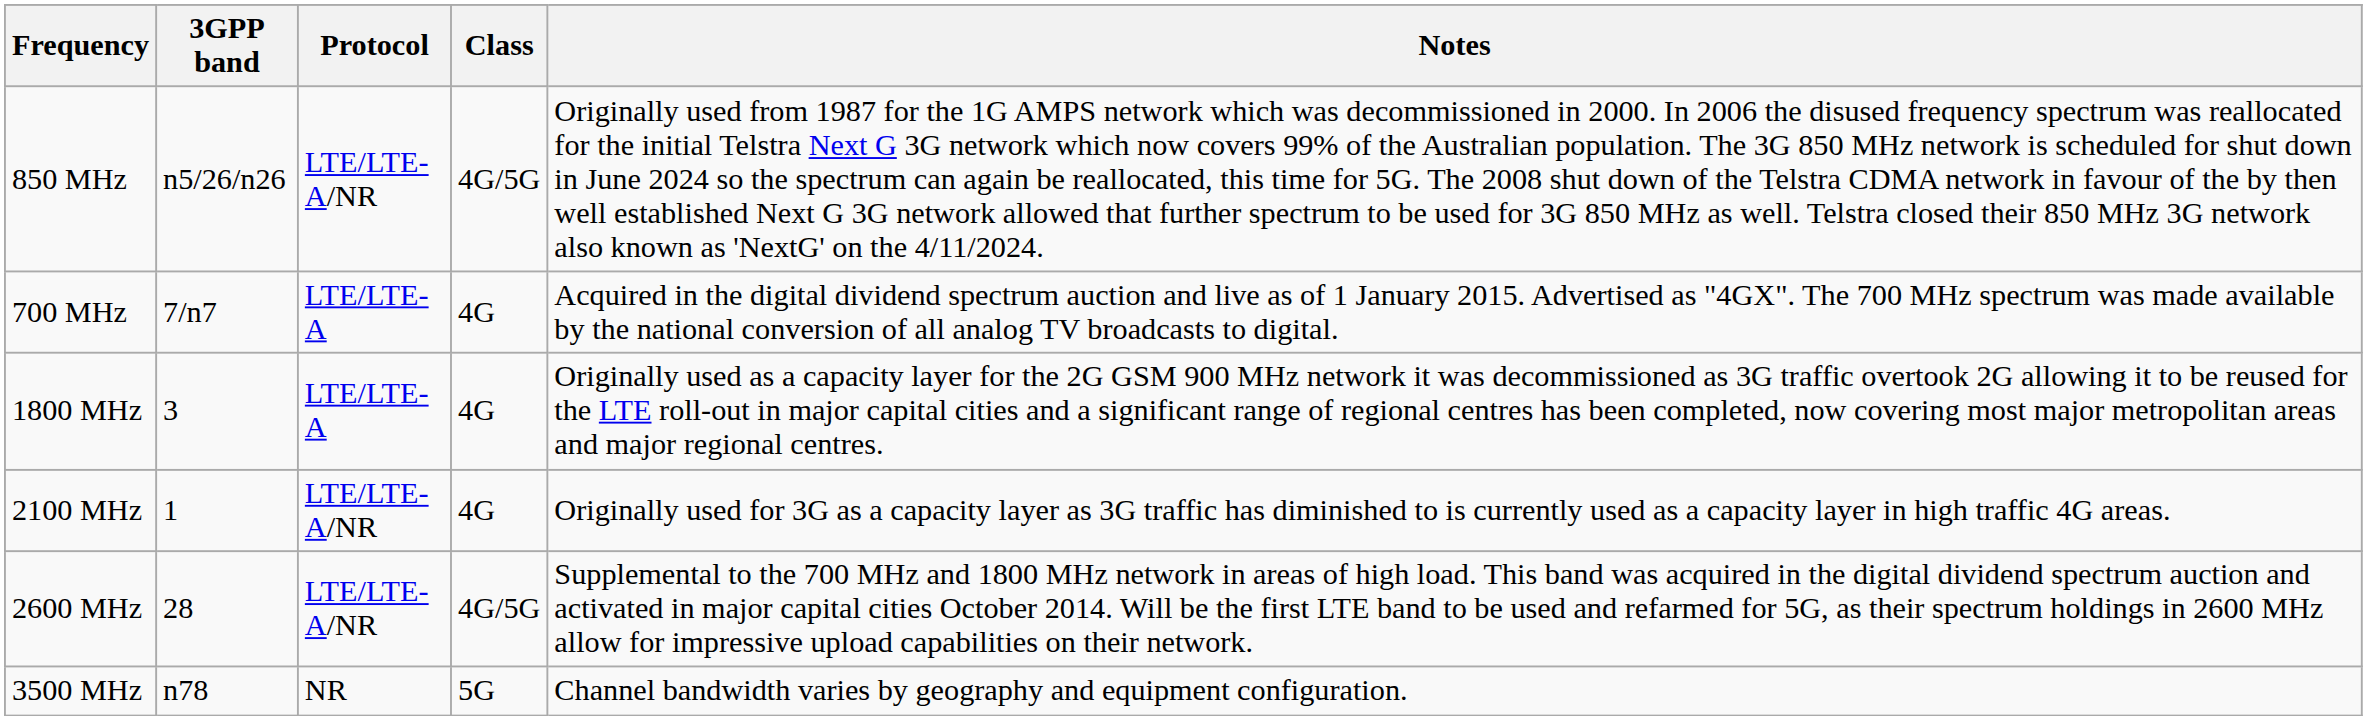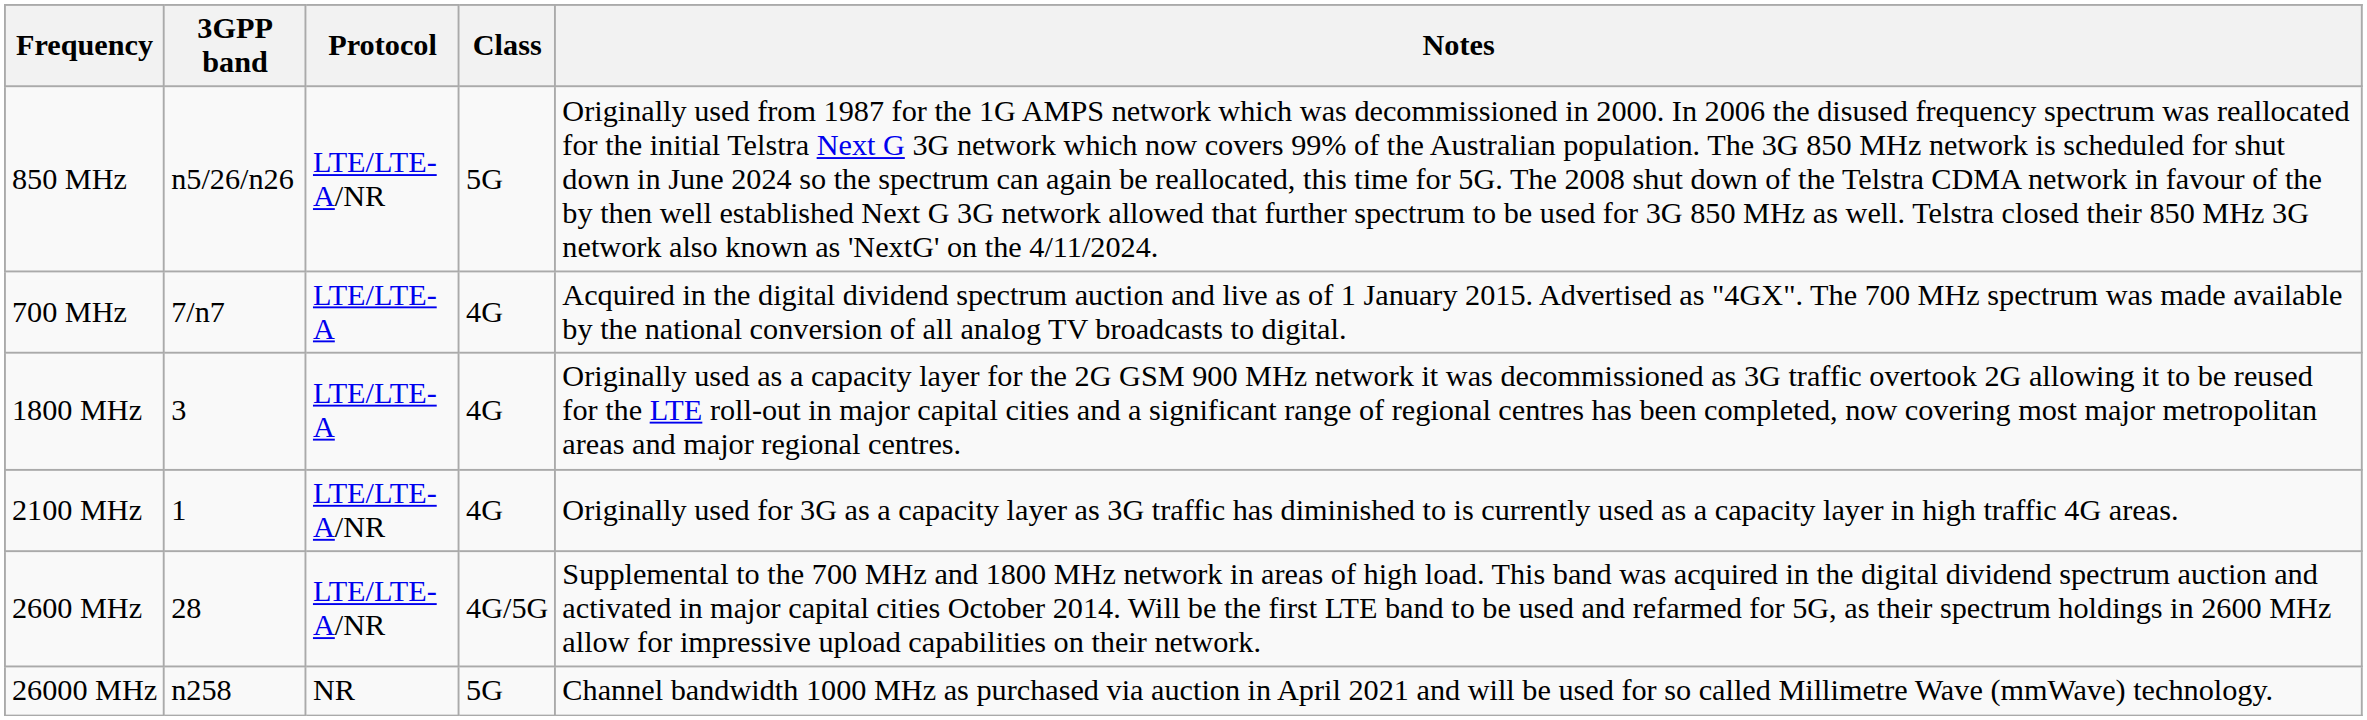(499, 178) 4G/5G -> (485, 178) 5G
- row: (77, 690)
+ row: (85, 690)
